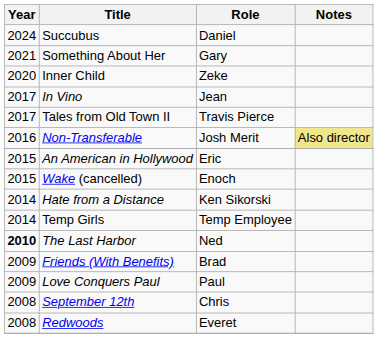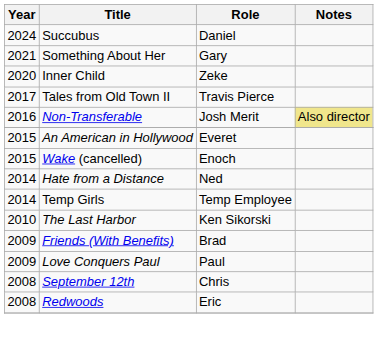- row: (62, 96)
(210, 158) Eric -> (218, 138) Everet
(235, 199) Ken Sikorski -> (211, 179) Ned
(22, 240) bold -> (22, 220) normal
(211, 240) Ned -> (235, 220) Ken Sikorski
(218, 323) Everet -> (210, 302) Eric
